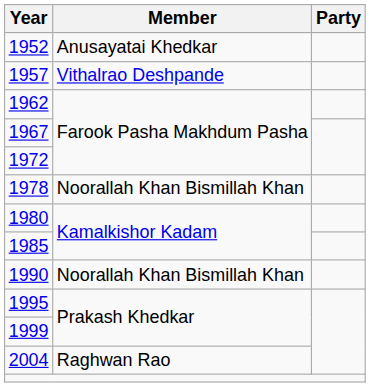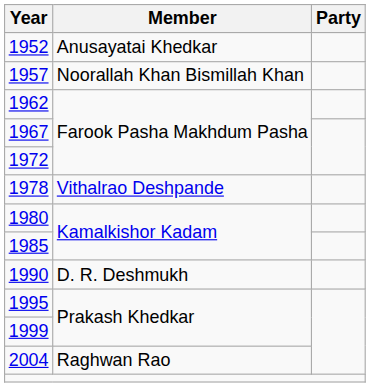(140, 75) Vithalrao Deshpande -> (180, 75) Noorallah Khan Bismillah Khan
(180, 189) Noorallah Khan Bismillah Khan -> (140, 189) Vithalrao Deshpande
(180, 274) Noorallah Khan Bismillah Khan -> (123, 274) D. R. Deshmukh
